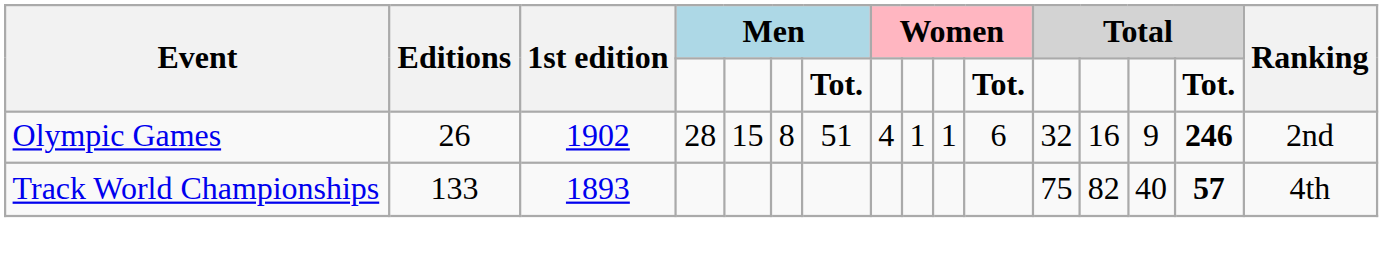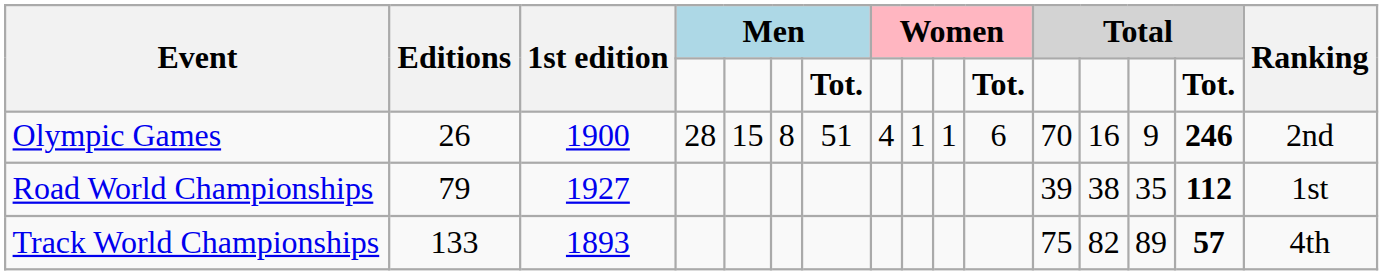(598, 136) 1902 -> (598, 136) 1900
(1056, 136) 32 -> (1056, 136) 70
+ row: (193, 189)
(1151, 189) 40 -> (1151, 242) 89
